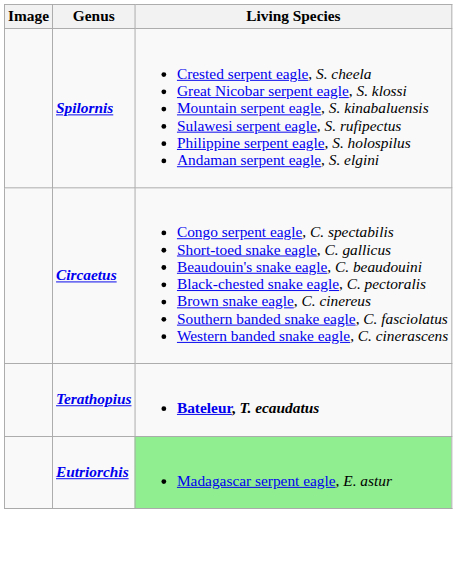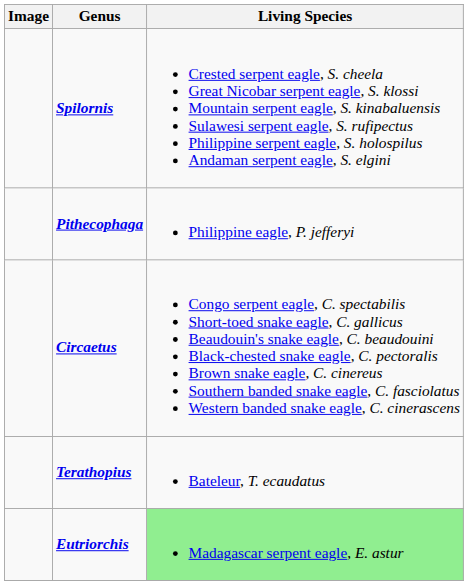+ row: (100, 223)
(293, 408) bold -> (305, 481) normal
